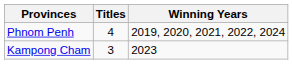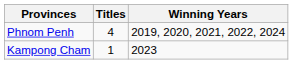(111, 50) 3 -> (111, 50) 1
